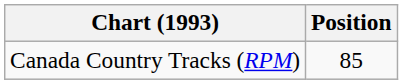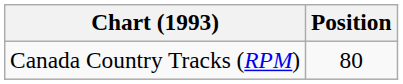(351, 60) 85 -> (351, 60) 80
